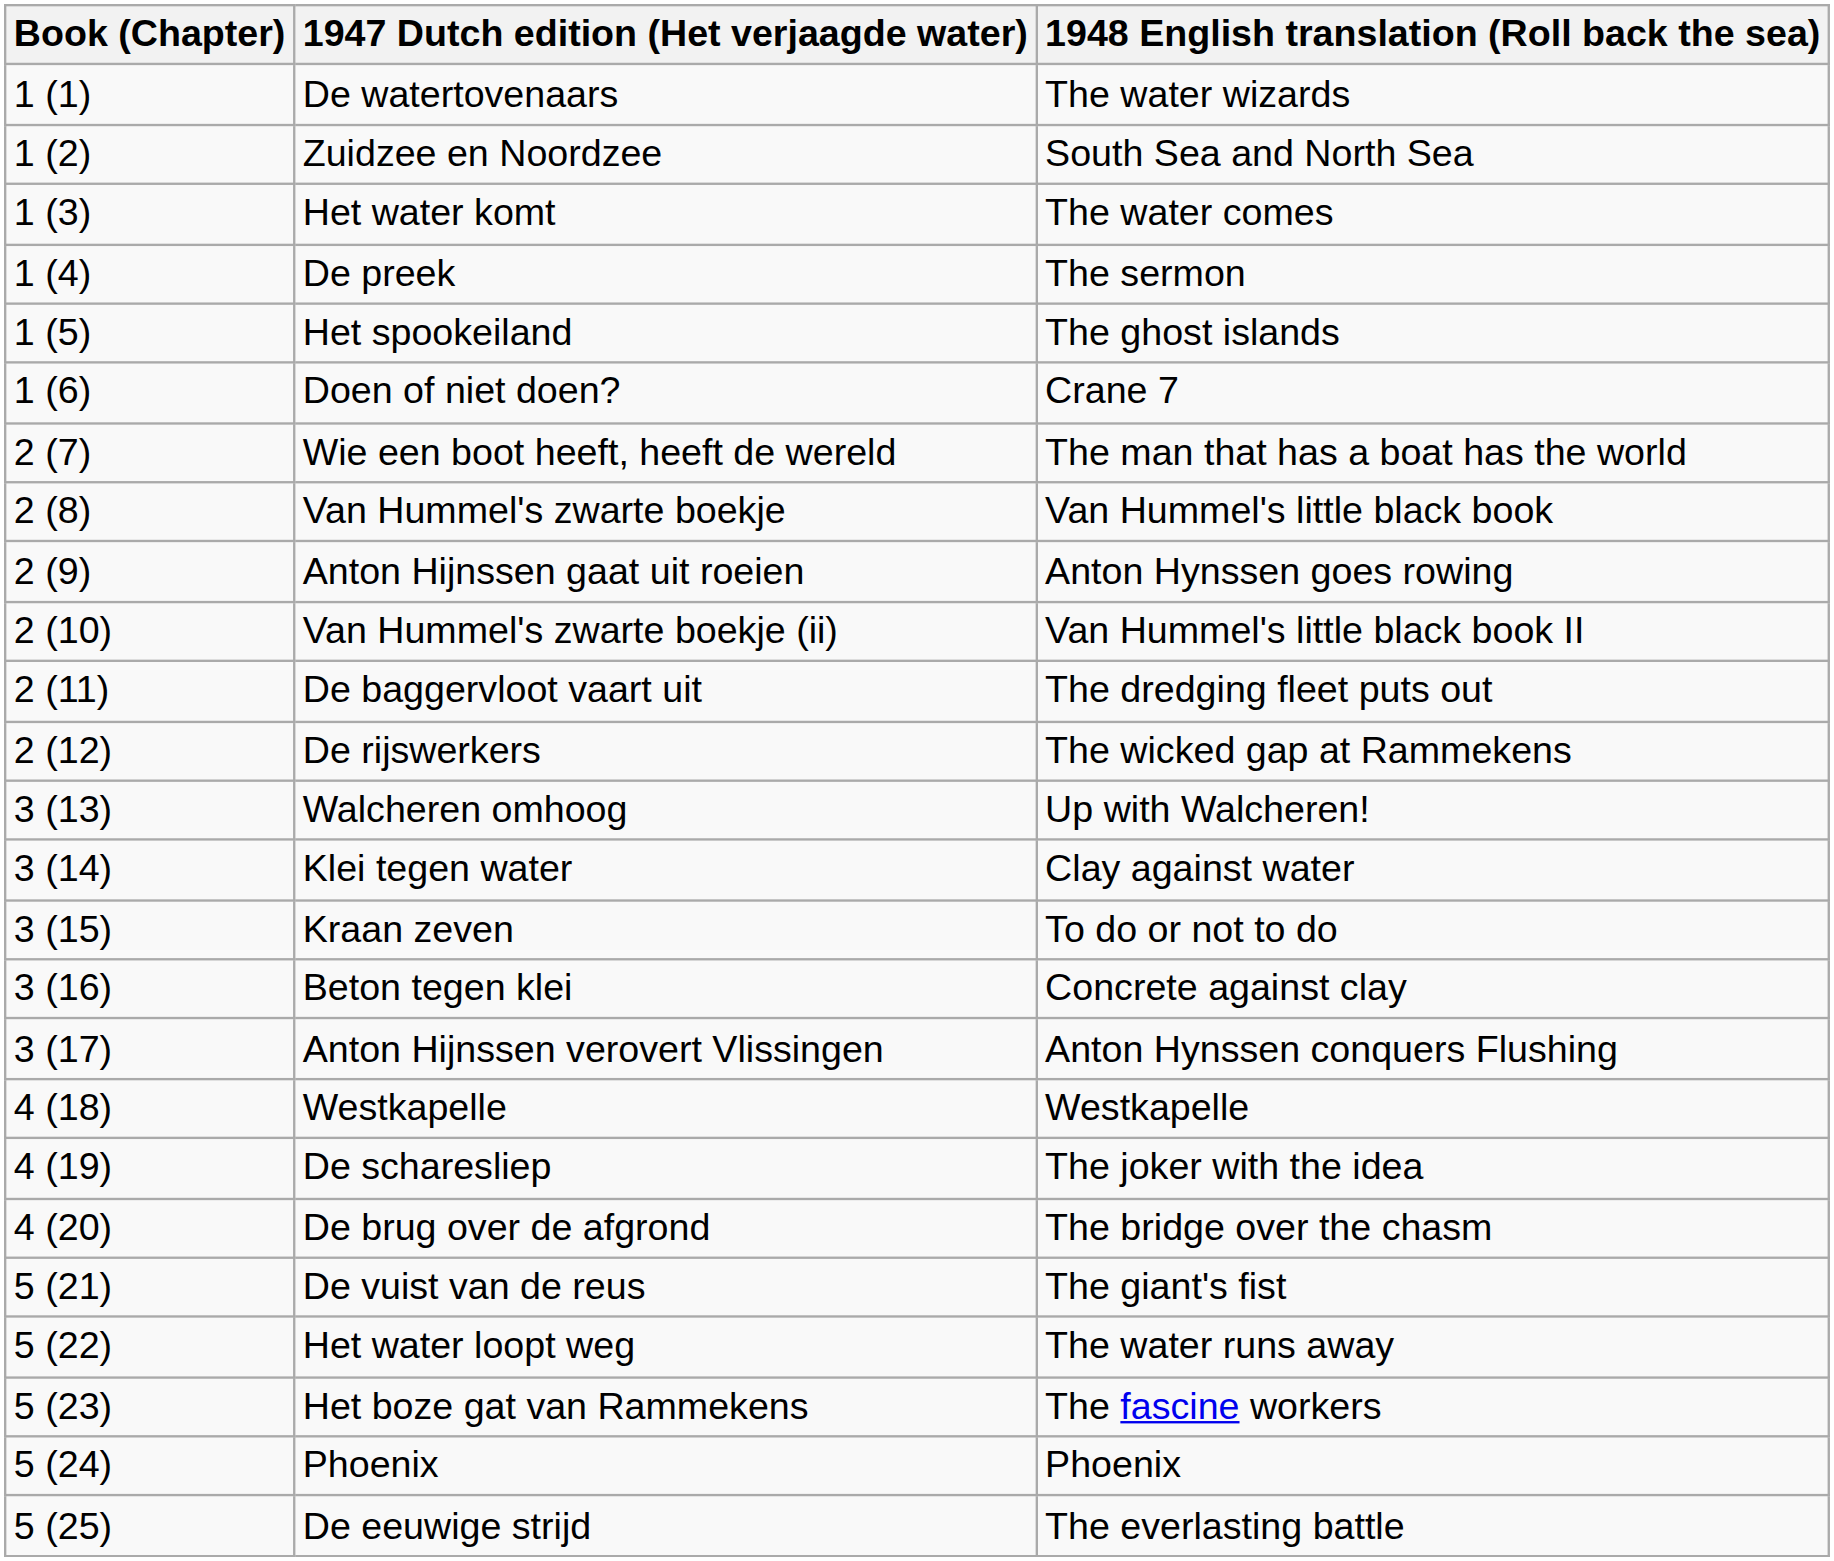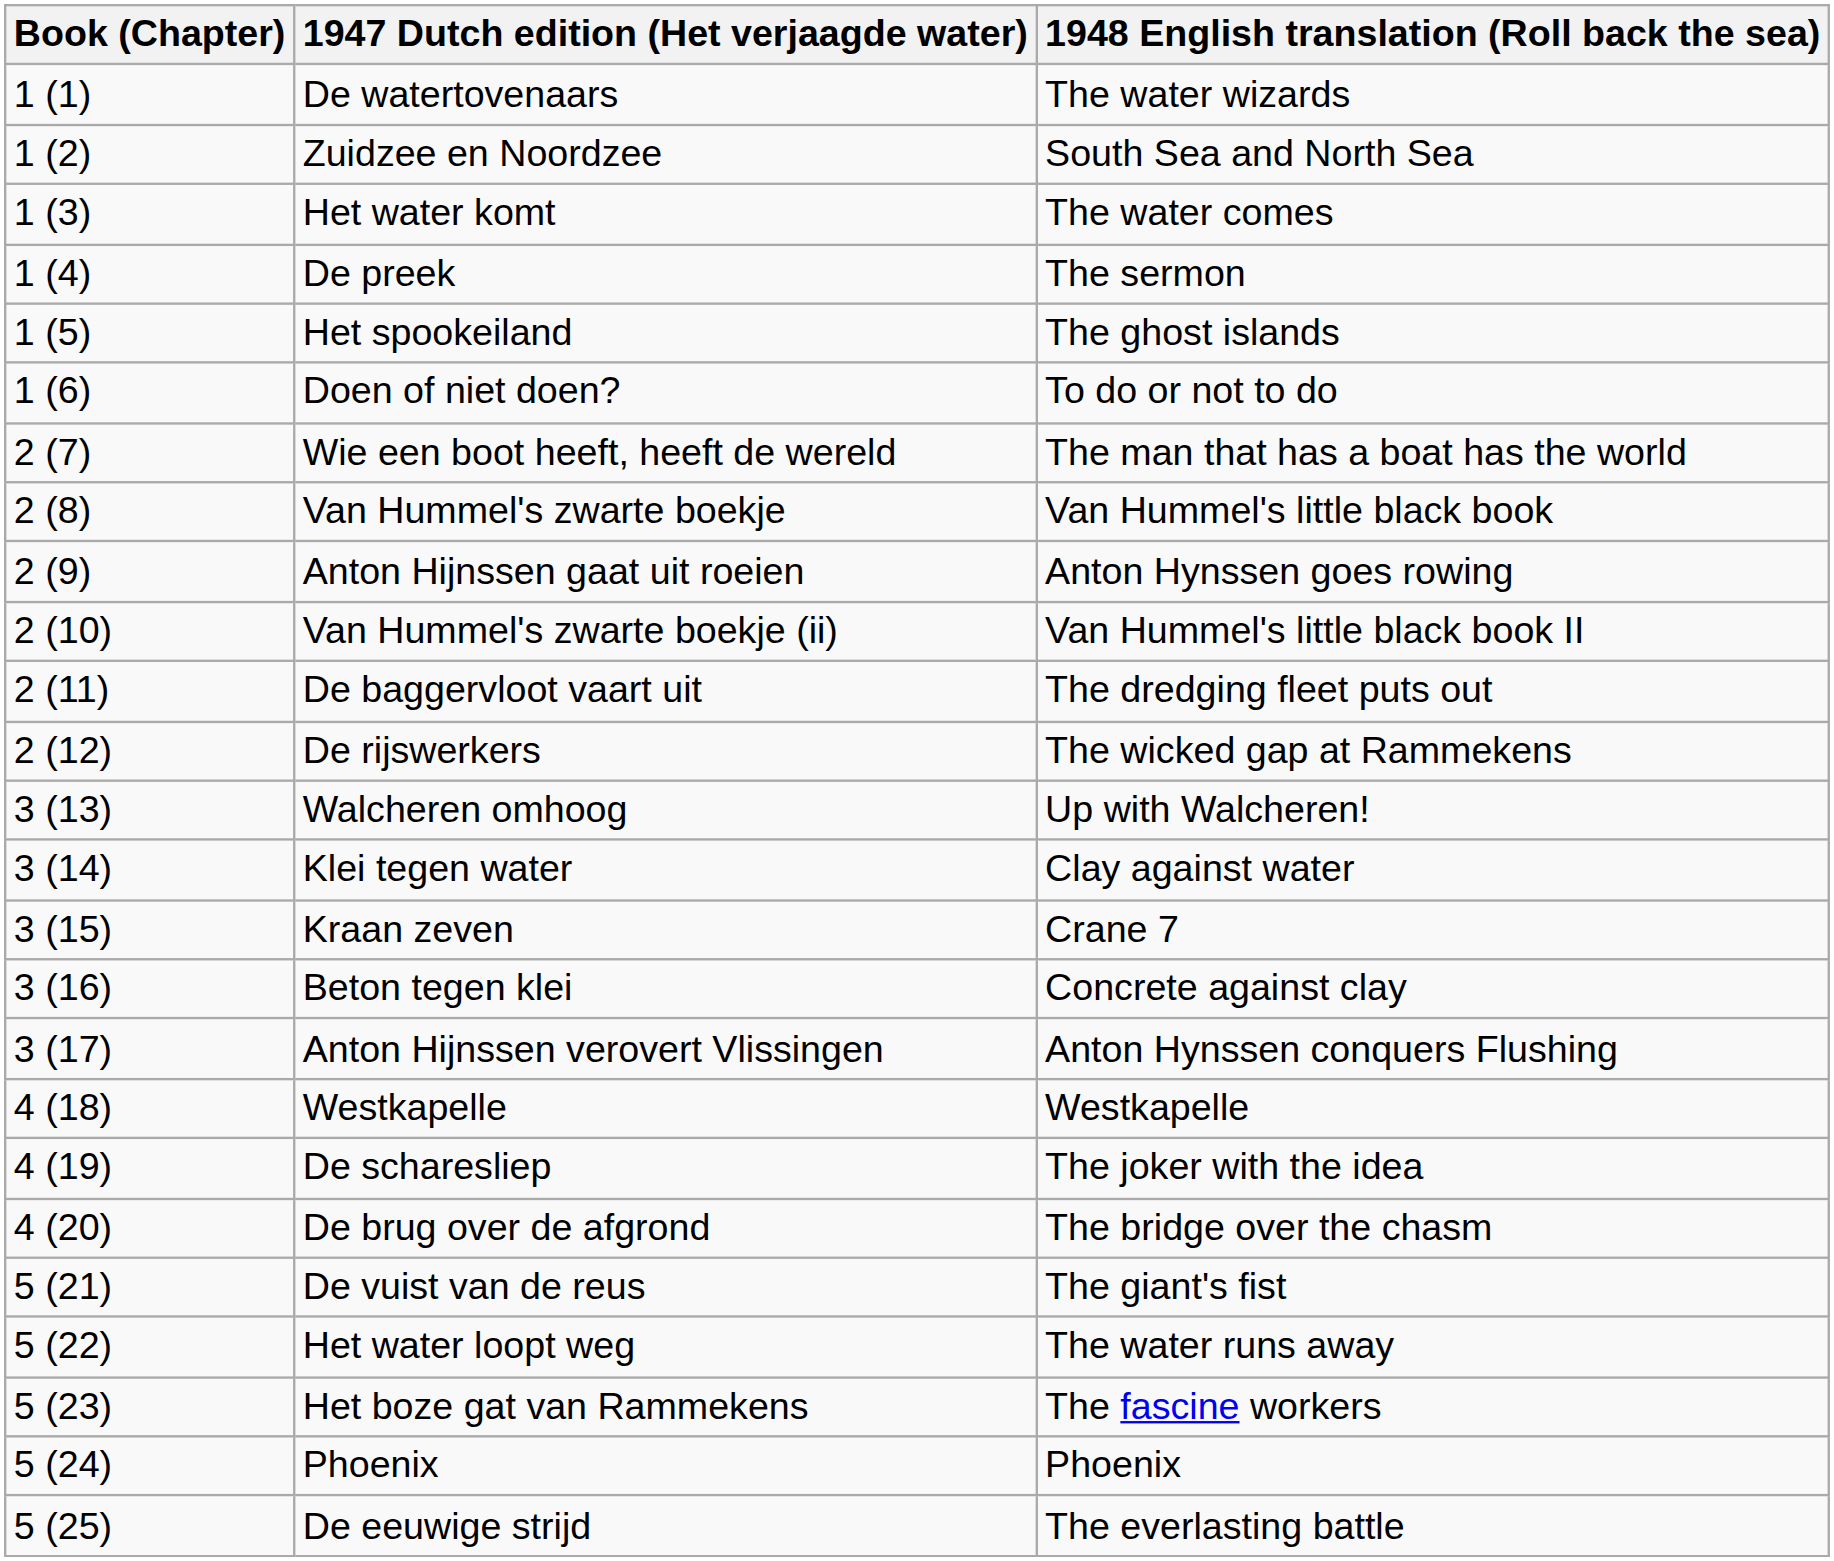(1112, 392) Crane 7 -> (1191, 392) To do or not to do
(1191, 928) To do or not to do -> (1112, 928) Crane 7
